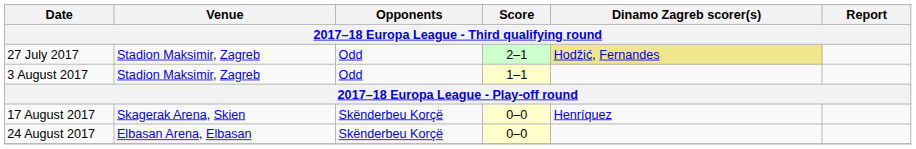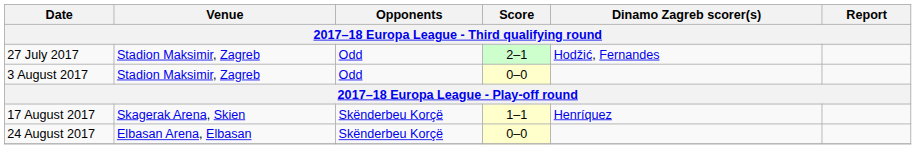(607, 55) khaki background -> (607, 55) no background
(517, 75) 1–1 -> (517, 75) 0–0
(517, 114) 0–0 -> (517, 114) 1–1
